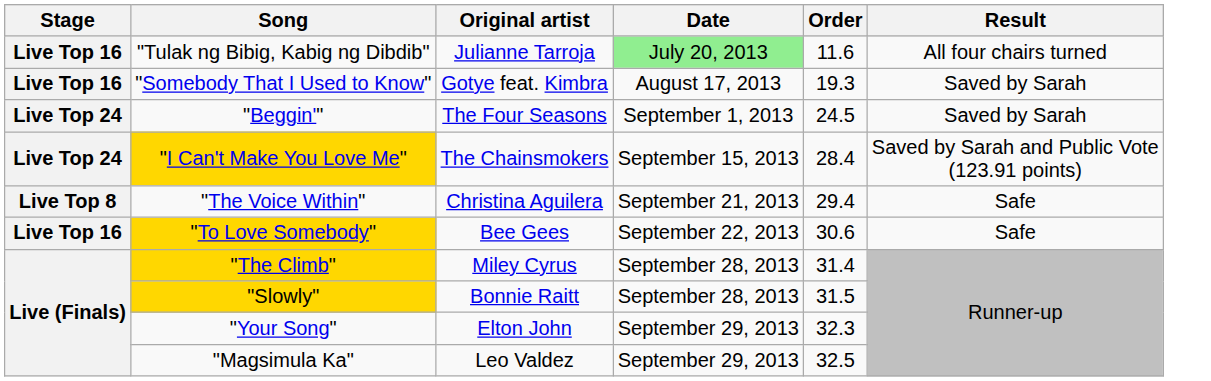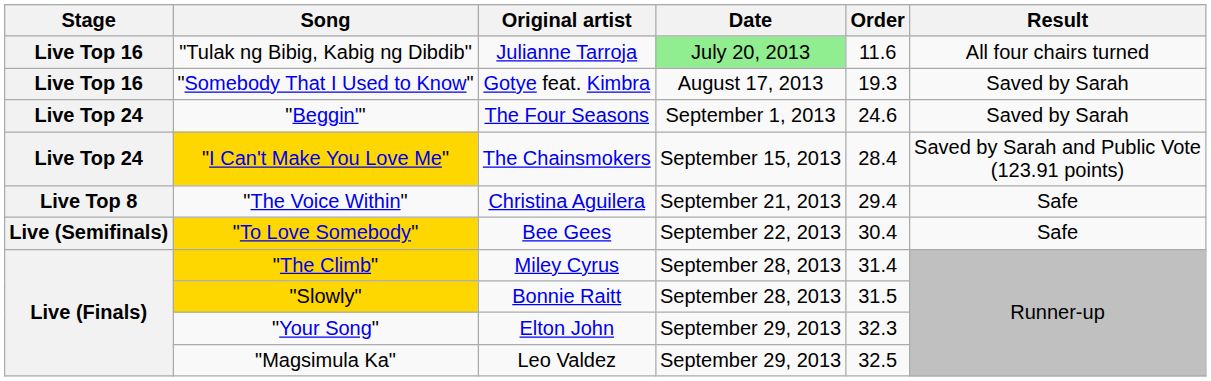(835, 115) 24.5 -> (878, 115) 24.6
(68, 233) Live Top 16 -> (89, 233) Live (Semifinals)
(835, 233) 30.6 -> (878, 233) 30.4
